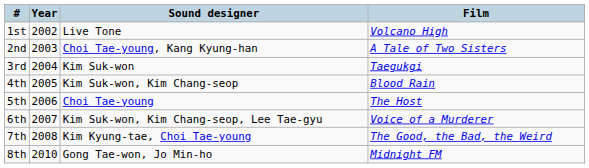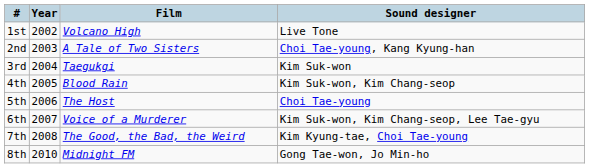columns swapped: (214, 13) <-> (476, 13)
